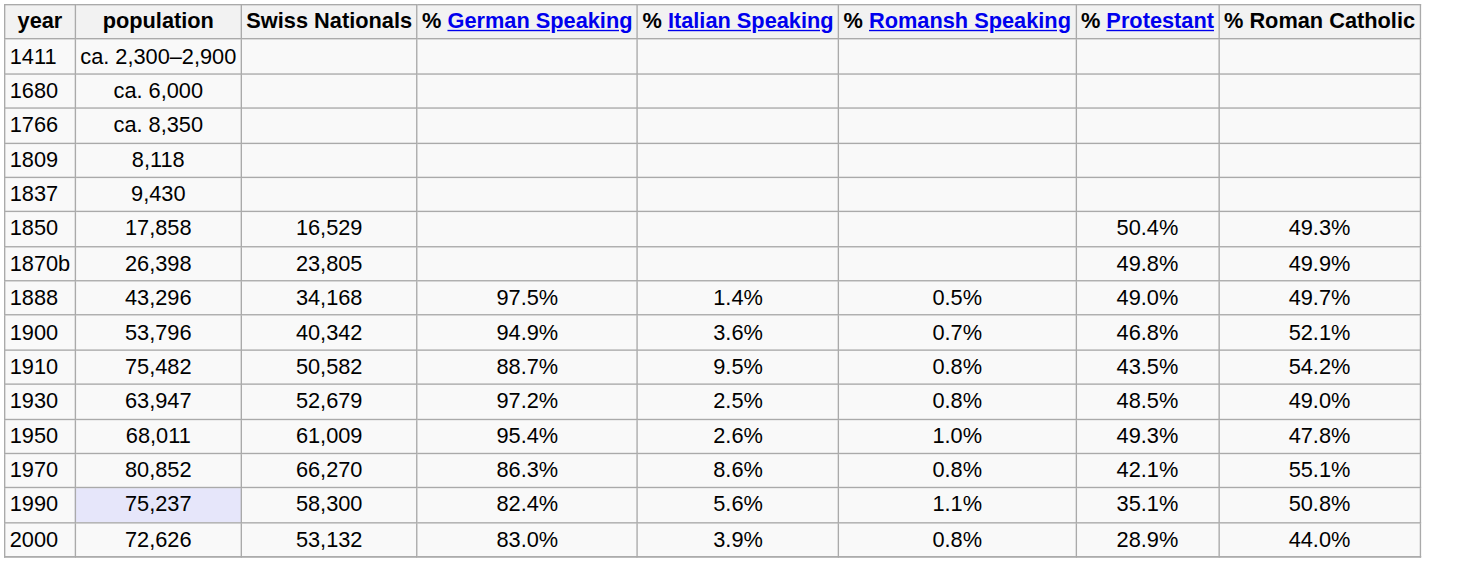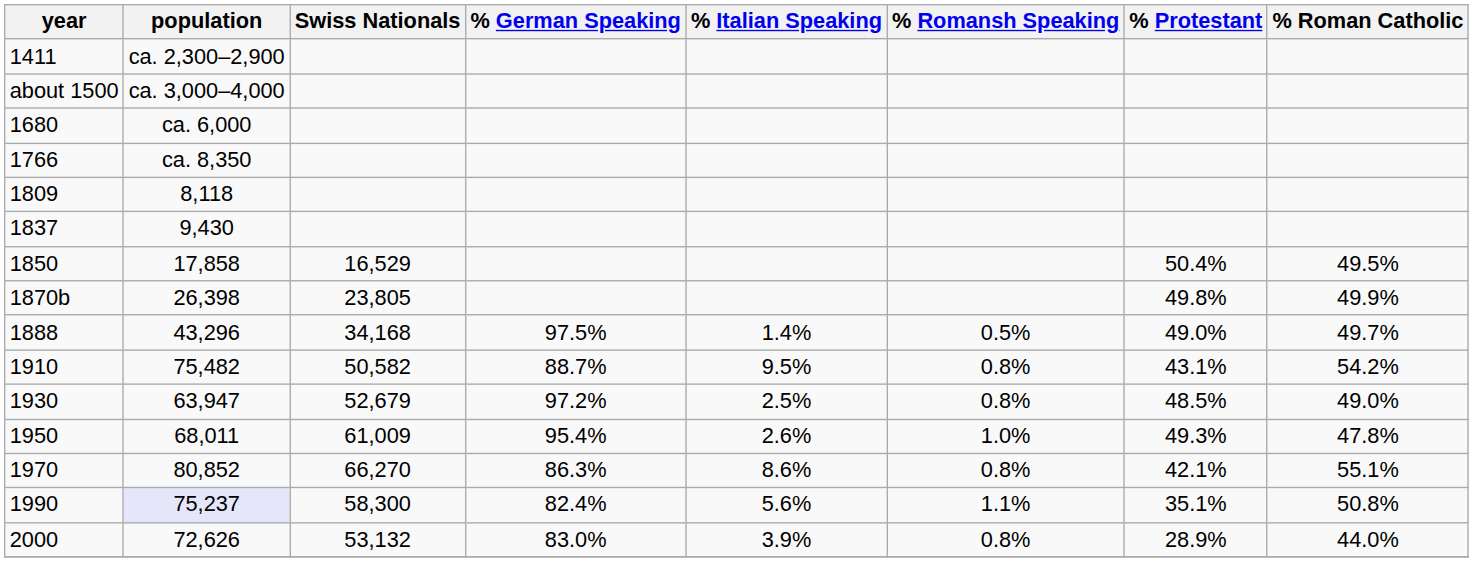+ row: (64, 90)
(1320, 228) 49.3% -> (1368, 263) 49.5%
- row: (34, 332)
(1147, 366) 43.5% -> (1196, 366) 43.1%
